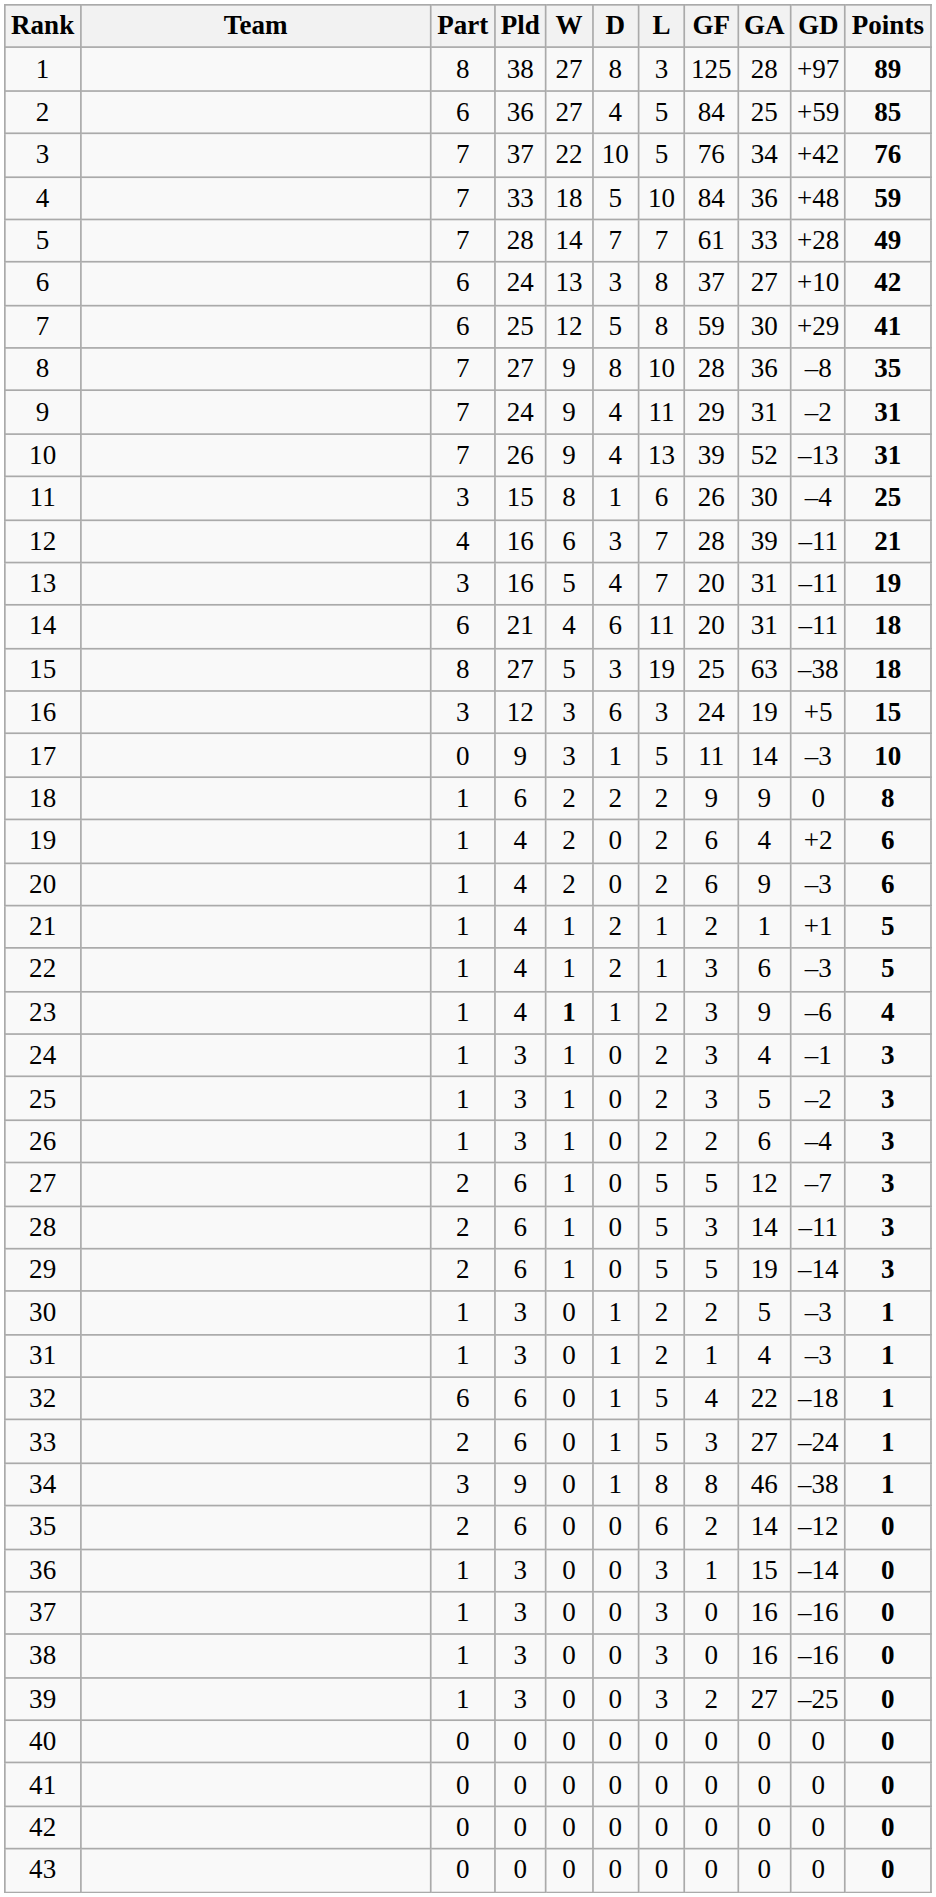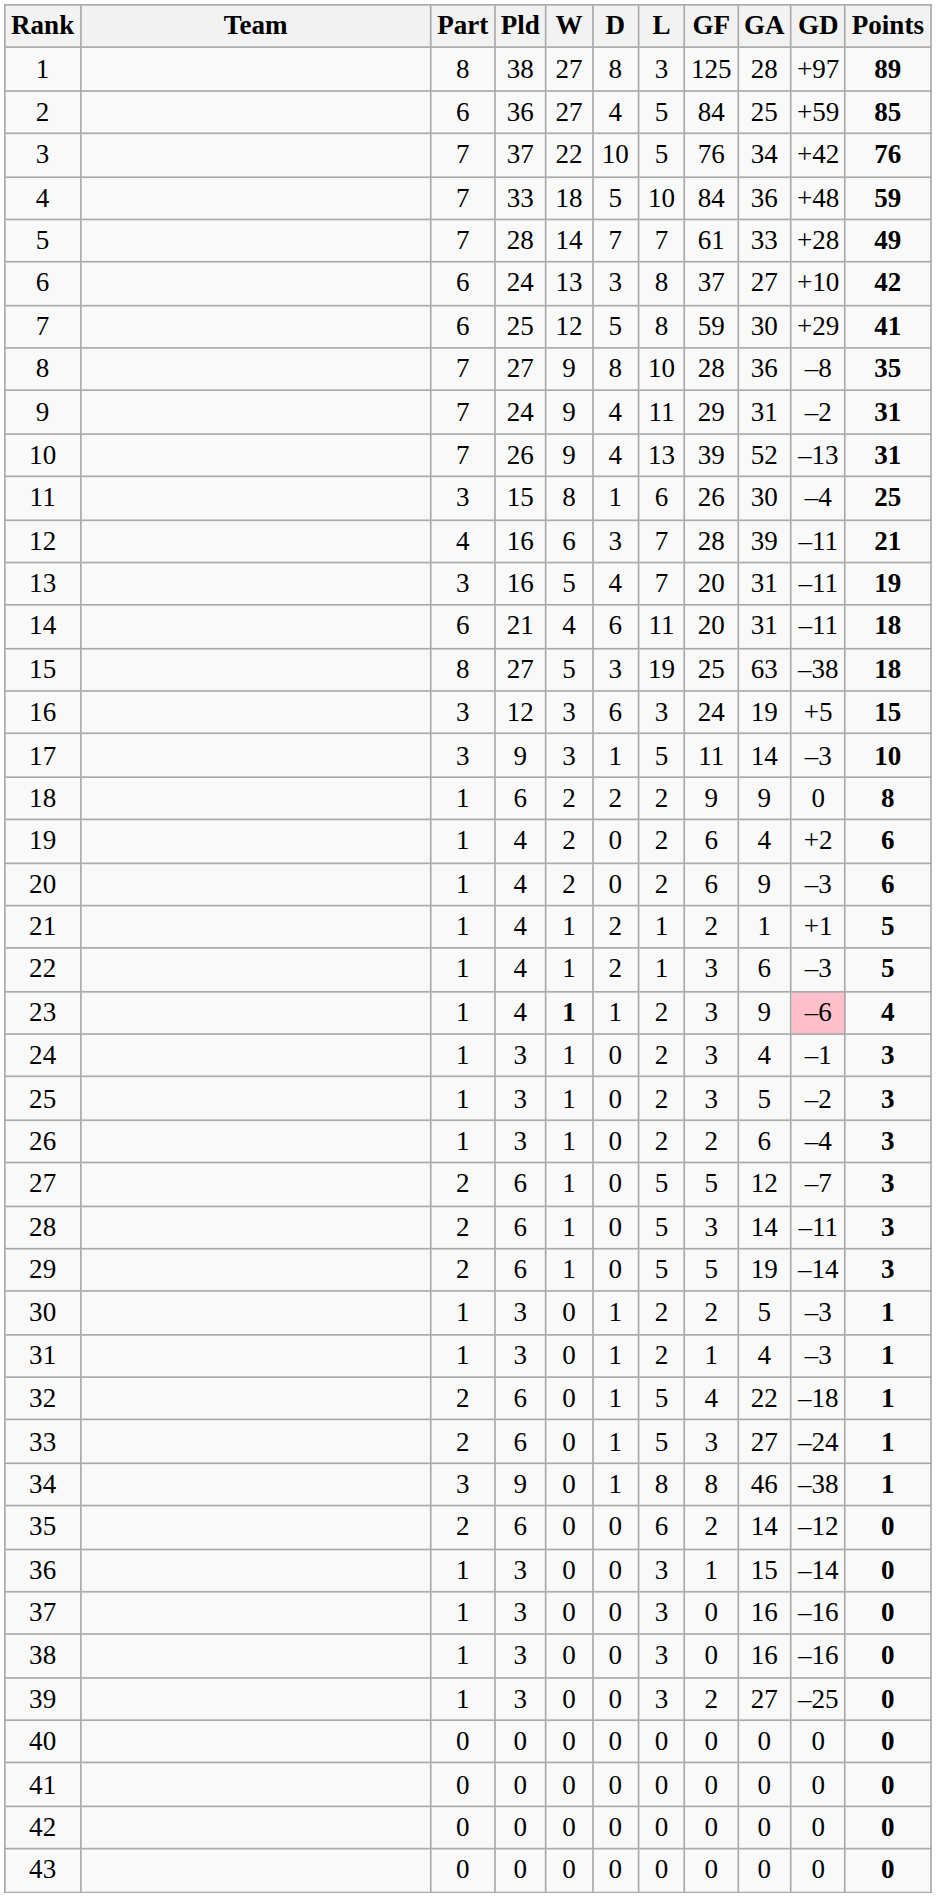(463, 754) 0 -> (463, 754) 3
(818, 1012) no background -> (818, 1012) pink background
(463, 1398) 6 -> (463, 1398) 2
